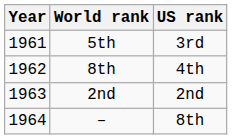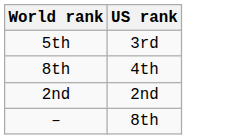- column: (27, 18)
